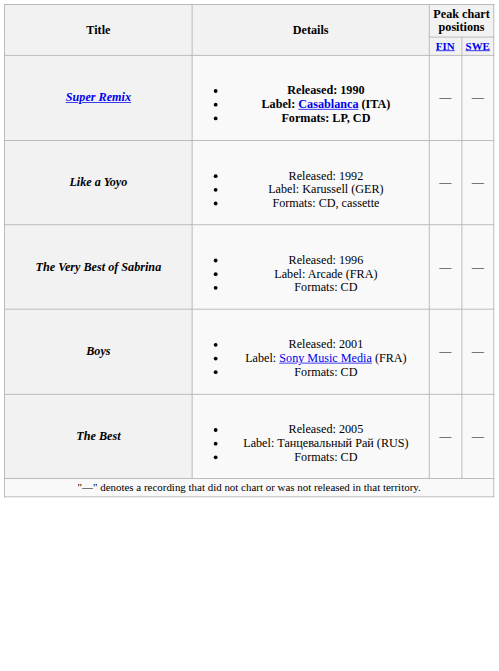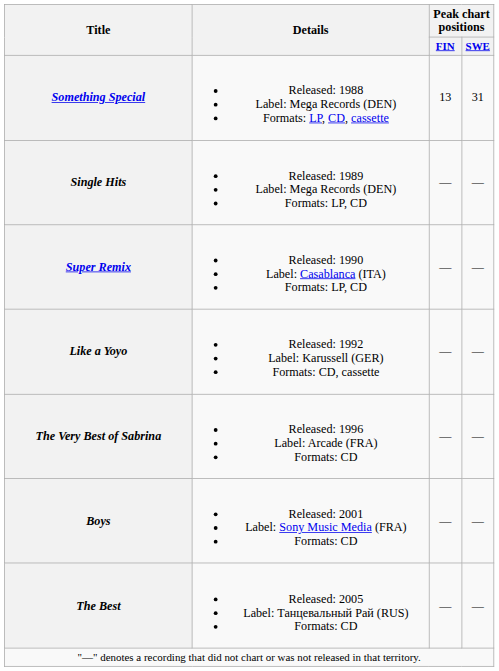+ row: (98, 97)
+ row: (98, 182)
(311, 105) bold -> (311, 274) normal
